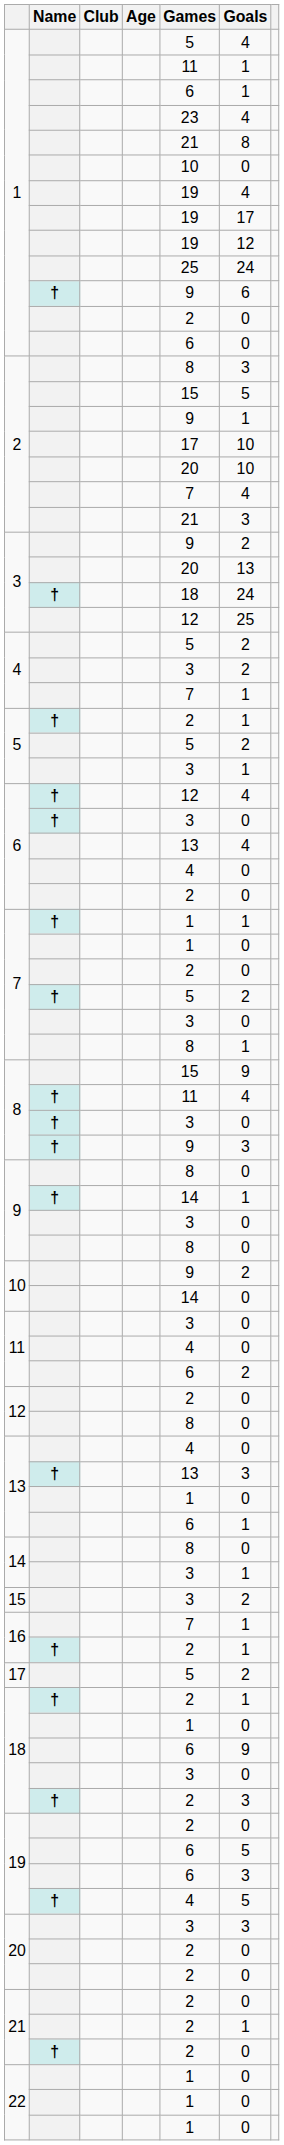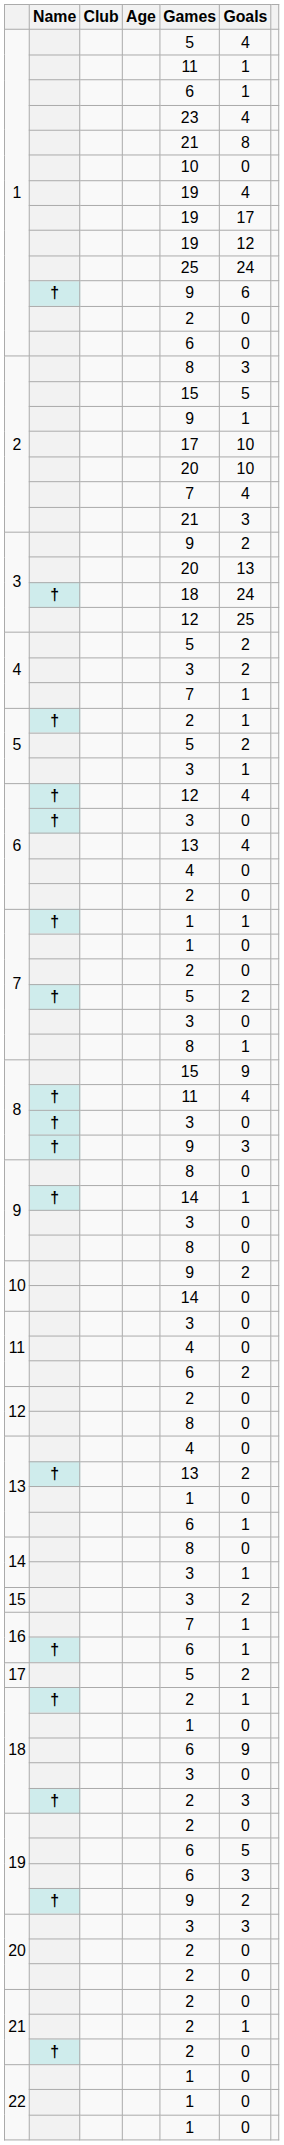(245, 1474) 3 -> (245, 1474) 2
(190, 1649) 2 -> (190, 1649) 6
(190, 1901) 4 -> (190, 1901) 9
(245, 1901) 5 -> (245, 1901) 2
